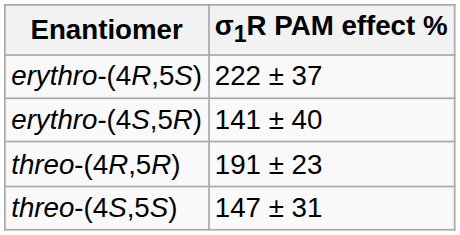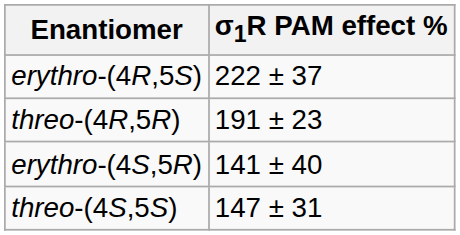rows swapped: (96, 163) <-> (107, 119)
